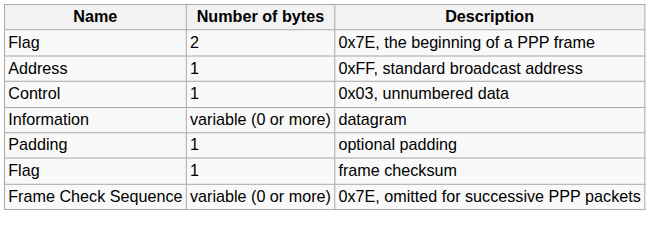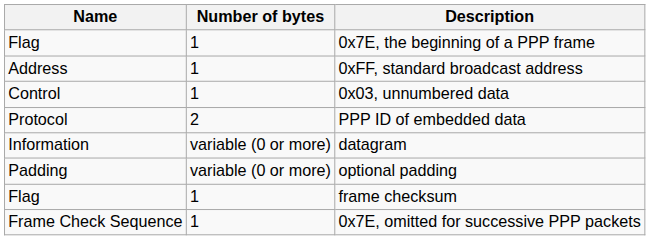(194, 42) 2 -> (194, 42) 1
+ row: (432, 119)
(194, 145) 1 -> (260, 171) variable (0 or more)
(260, 196) variable (0 or more) -> (194, 222) 1
